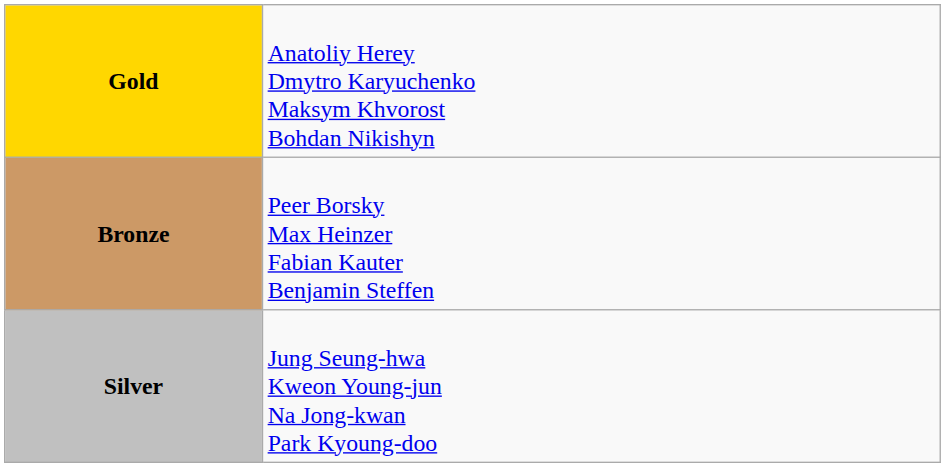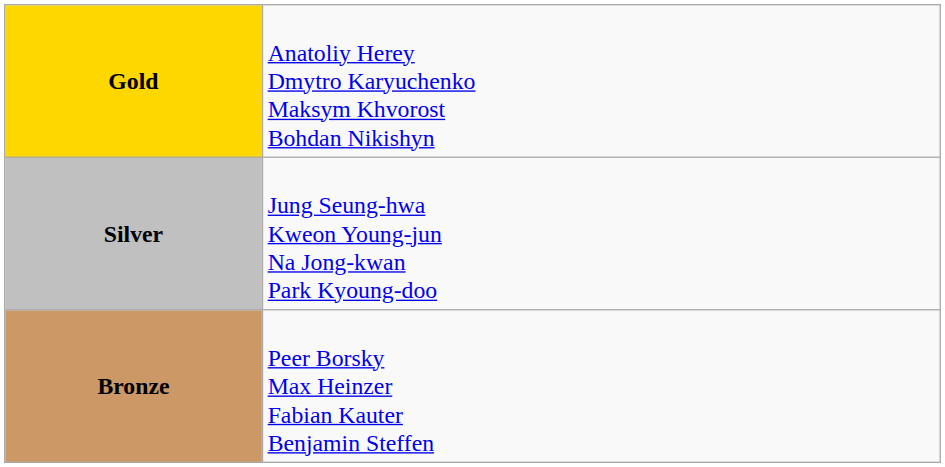rows swapped: (133, 385) <-> (133, 232)
